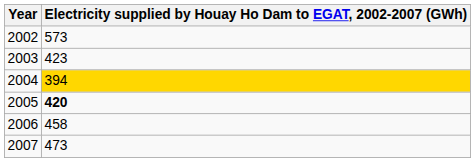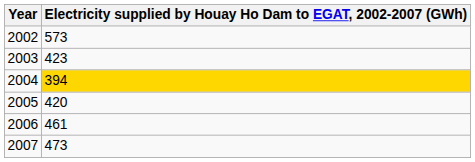(56, 102) bold -> (56, 102) normal
(56, 124) 458 -> (56, 124) 461
